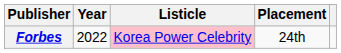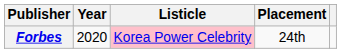(92, 37) 2022 -> (92, 37) 2020
